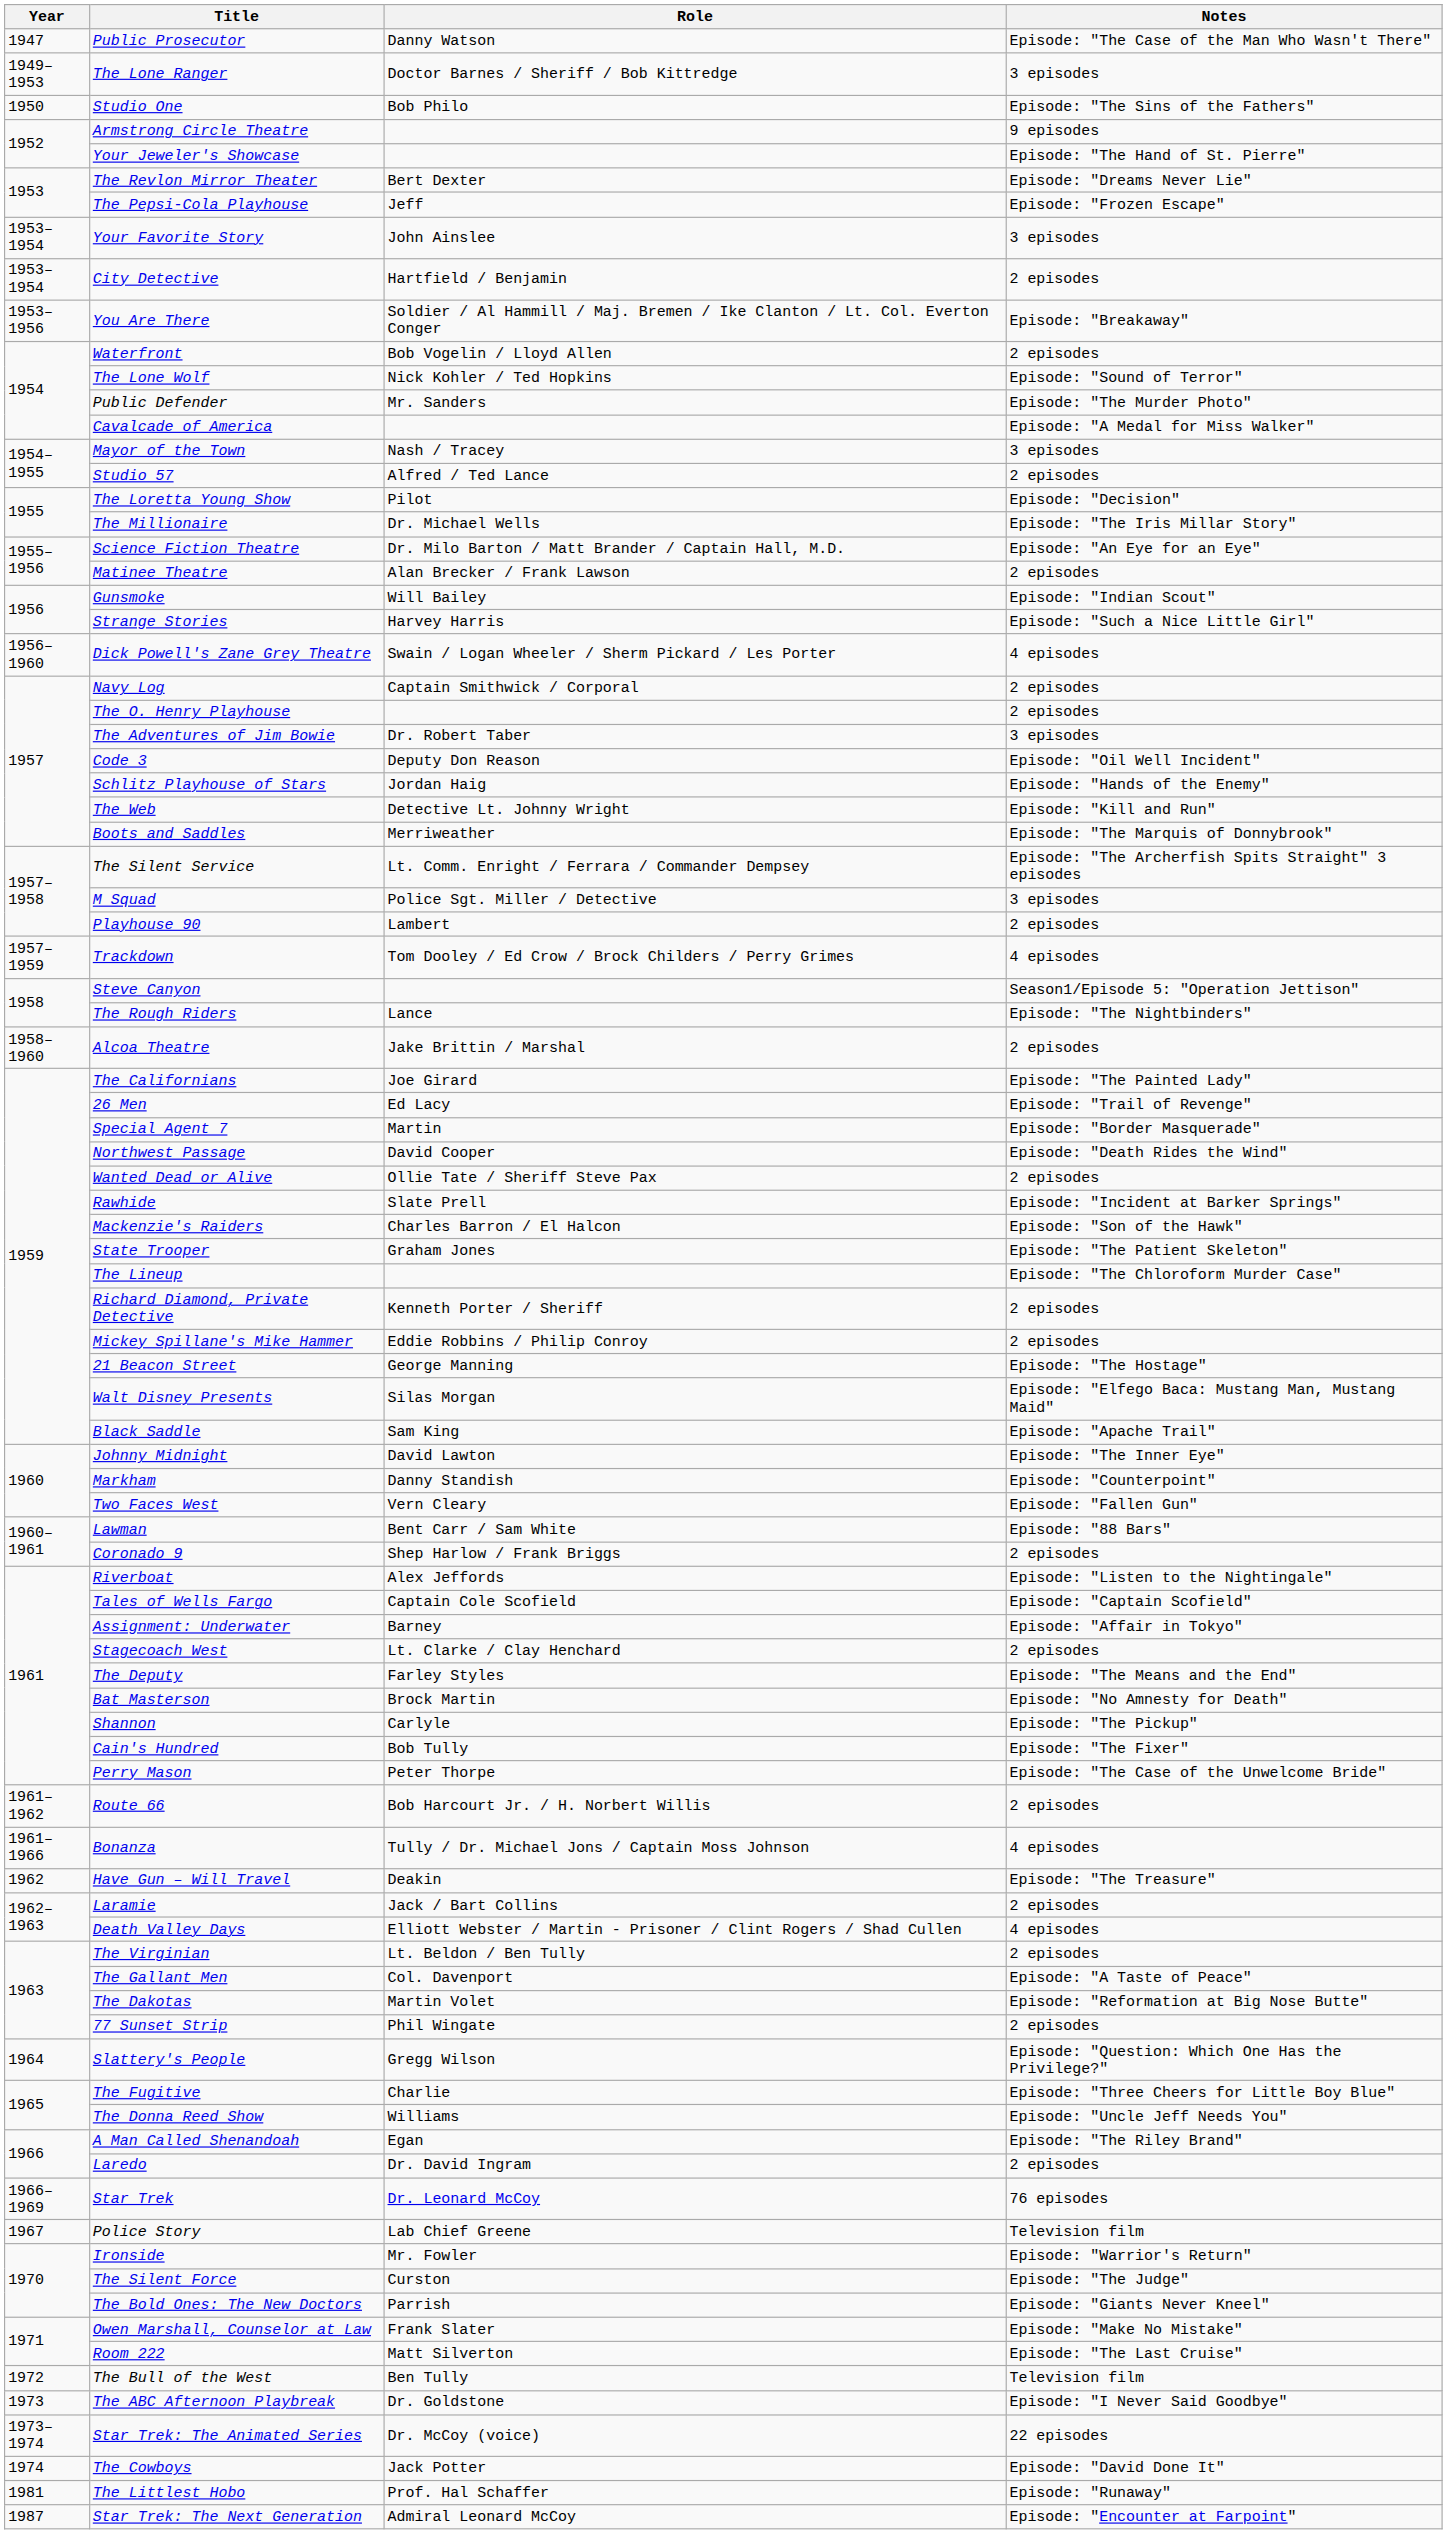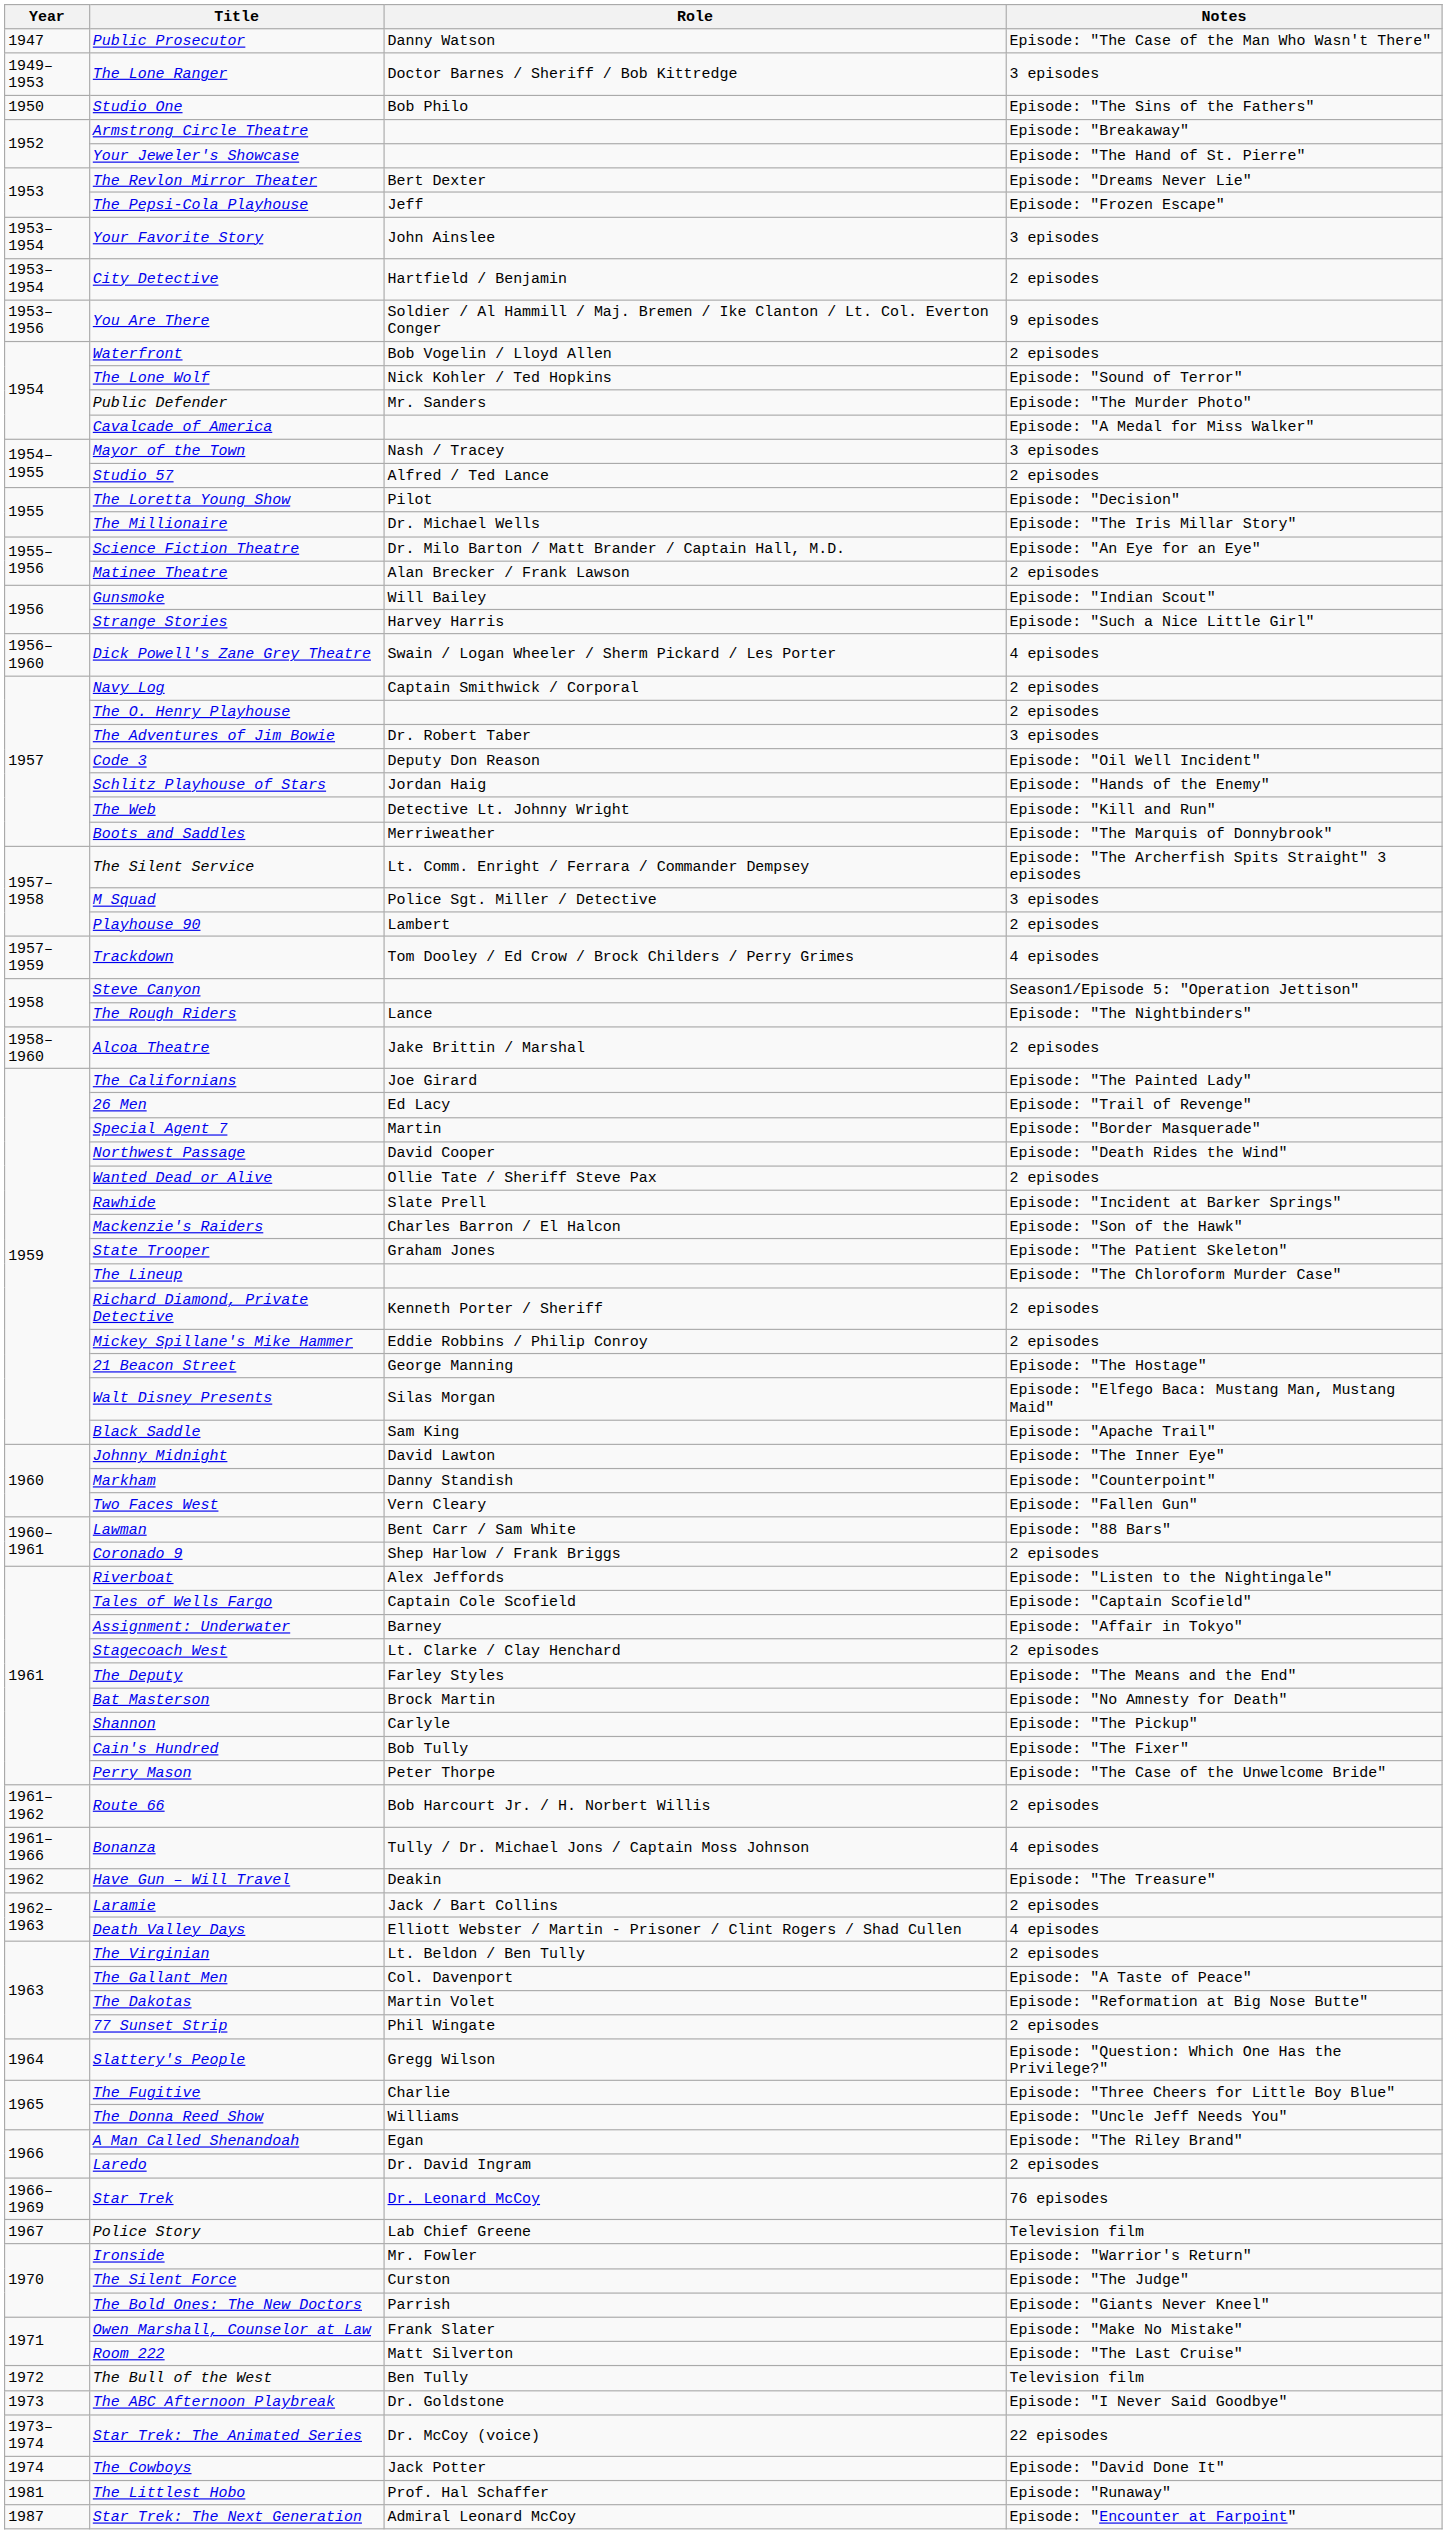(1054, 131) 9 episodes -> (1099, 131) Episode: "Breakaway"
(1099, 321) Episode: "Breakaway" -> (1054, 321) 9 episodes
